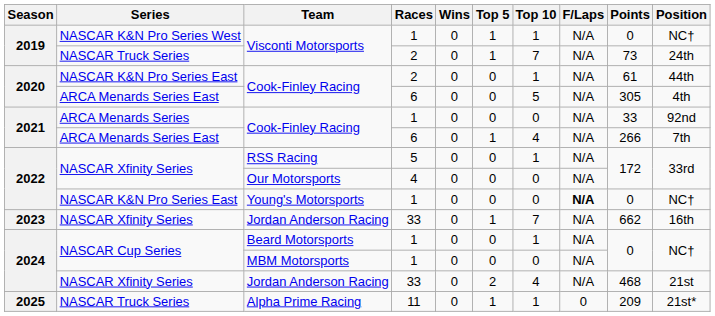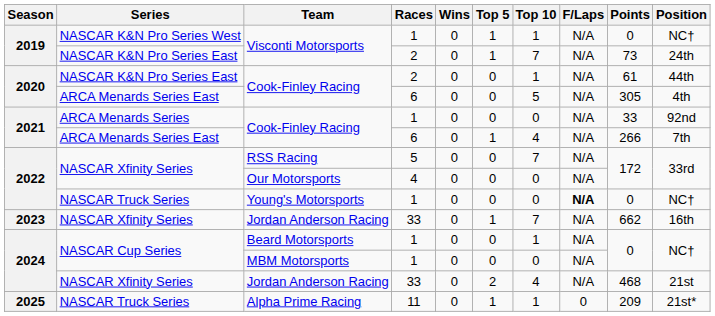(124, 56) NASCAR Truck Series -> (149, 56) NASCAR K&N Pro Series East
(536, 158) 1 -> (536, 158) 7
(149, 199) NASCAR K&N Pro Series East -> (124, 199) NASCAR Truck Series
